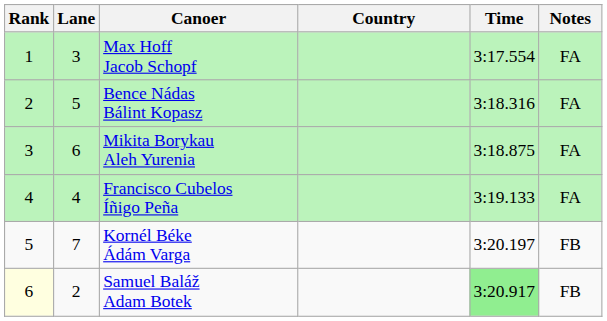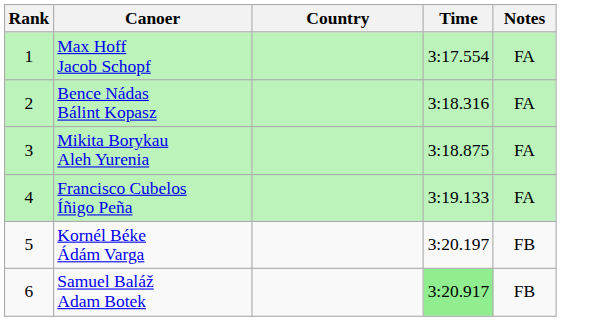- column: (76, 18)
(29, 292) lightyellow background -> (29, 292) no background
